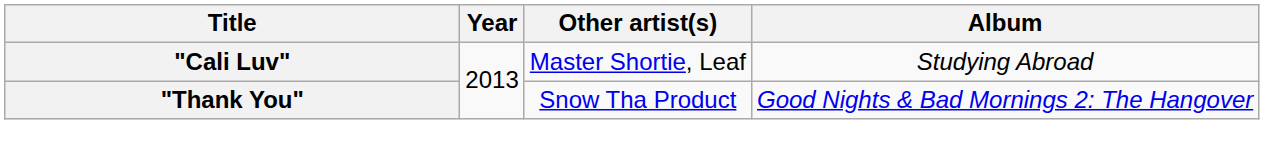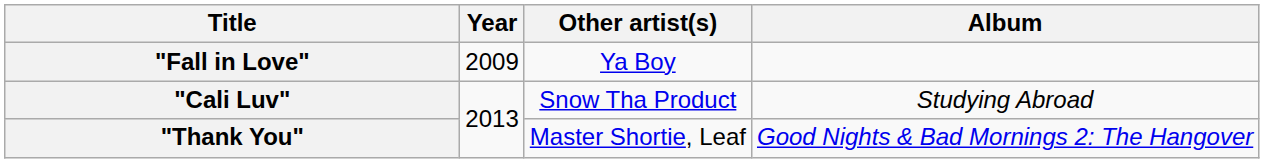+ row: (232, 61)
(638, 61) Master Shortie, Leaf -> (638, 99) Snow Tha Product
(638, 99) Snow Tha Product -> (638, 137) Master Shortie, Leaf
